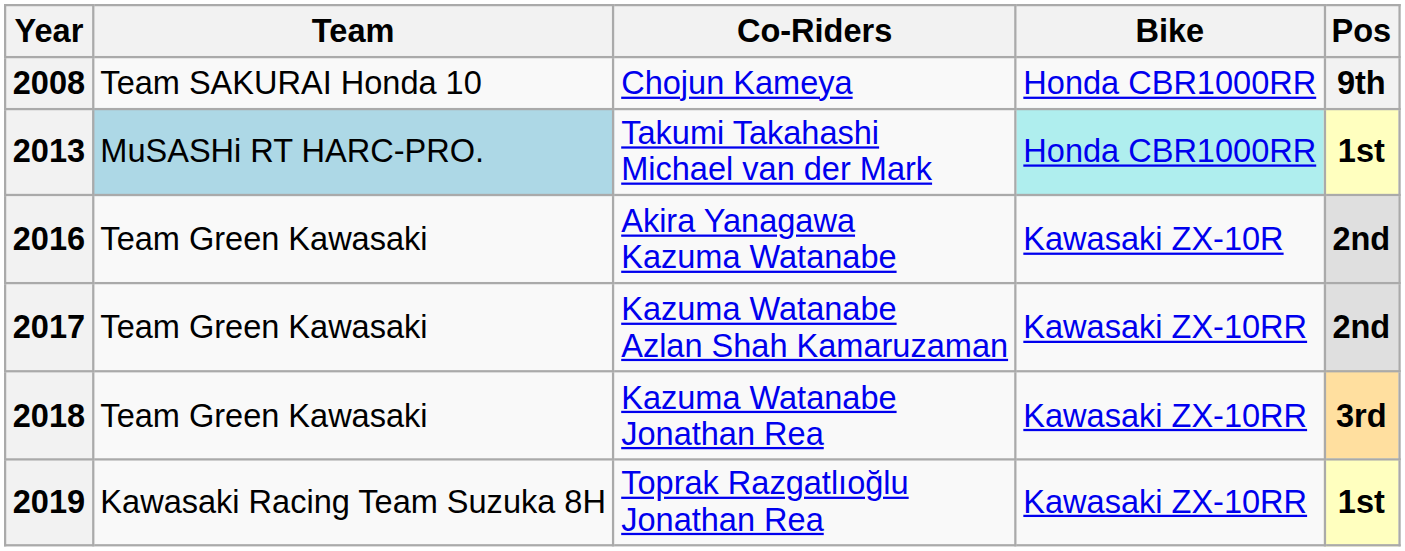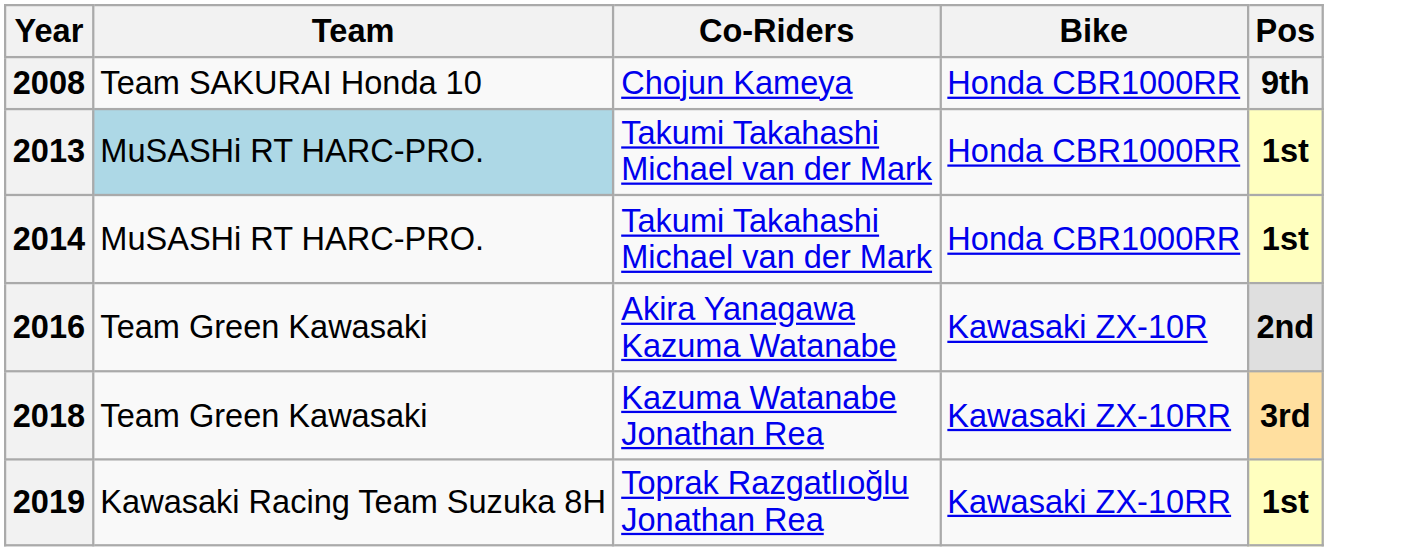(1170, 152) paleturquoise background -> (1094, 152) no background
+ row: (49, 240)
- row: (49, 327)
